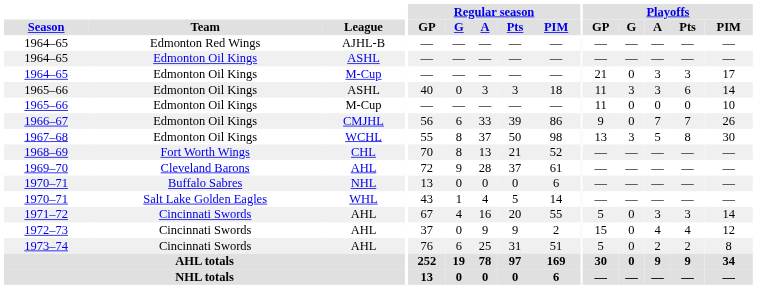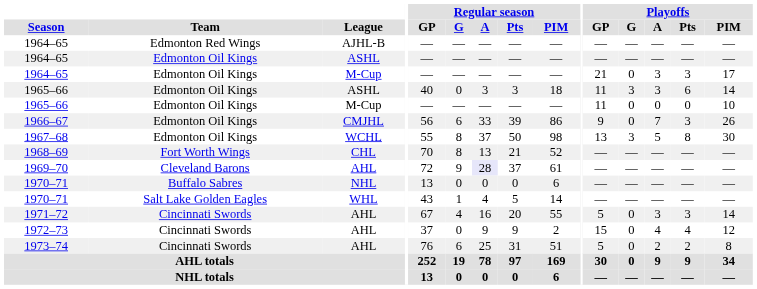(688, 121) 7 -> (688, 121) 3
(485, 167) no background -> (485, 167) lavender background
